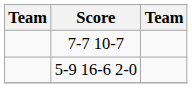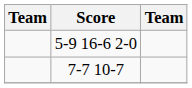rows swapped: (96, 69) <-> (96, 43)
